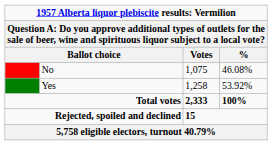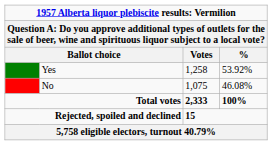rows swapped: (49, 85) <-> (48, 70)
